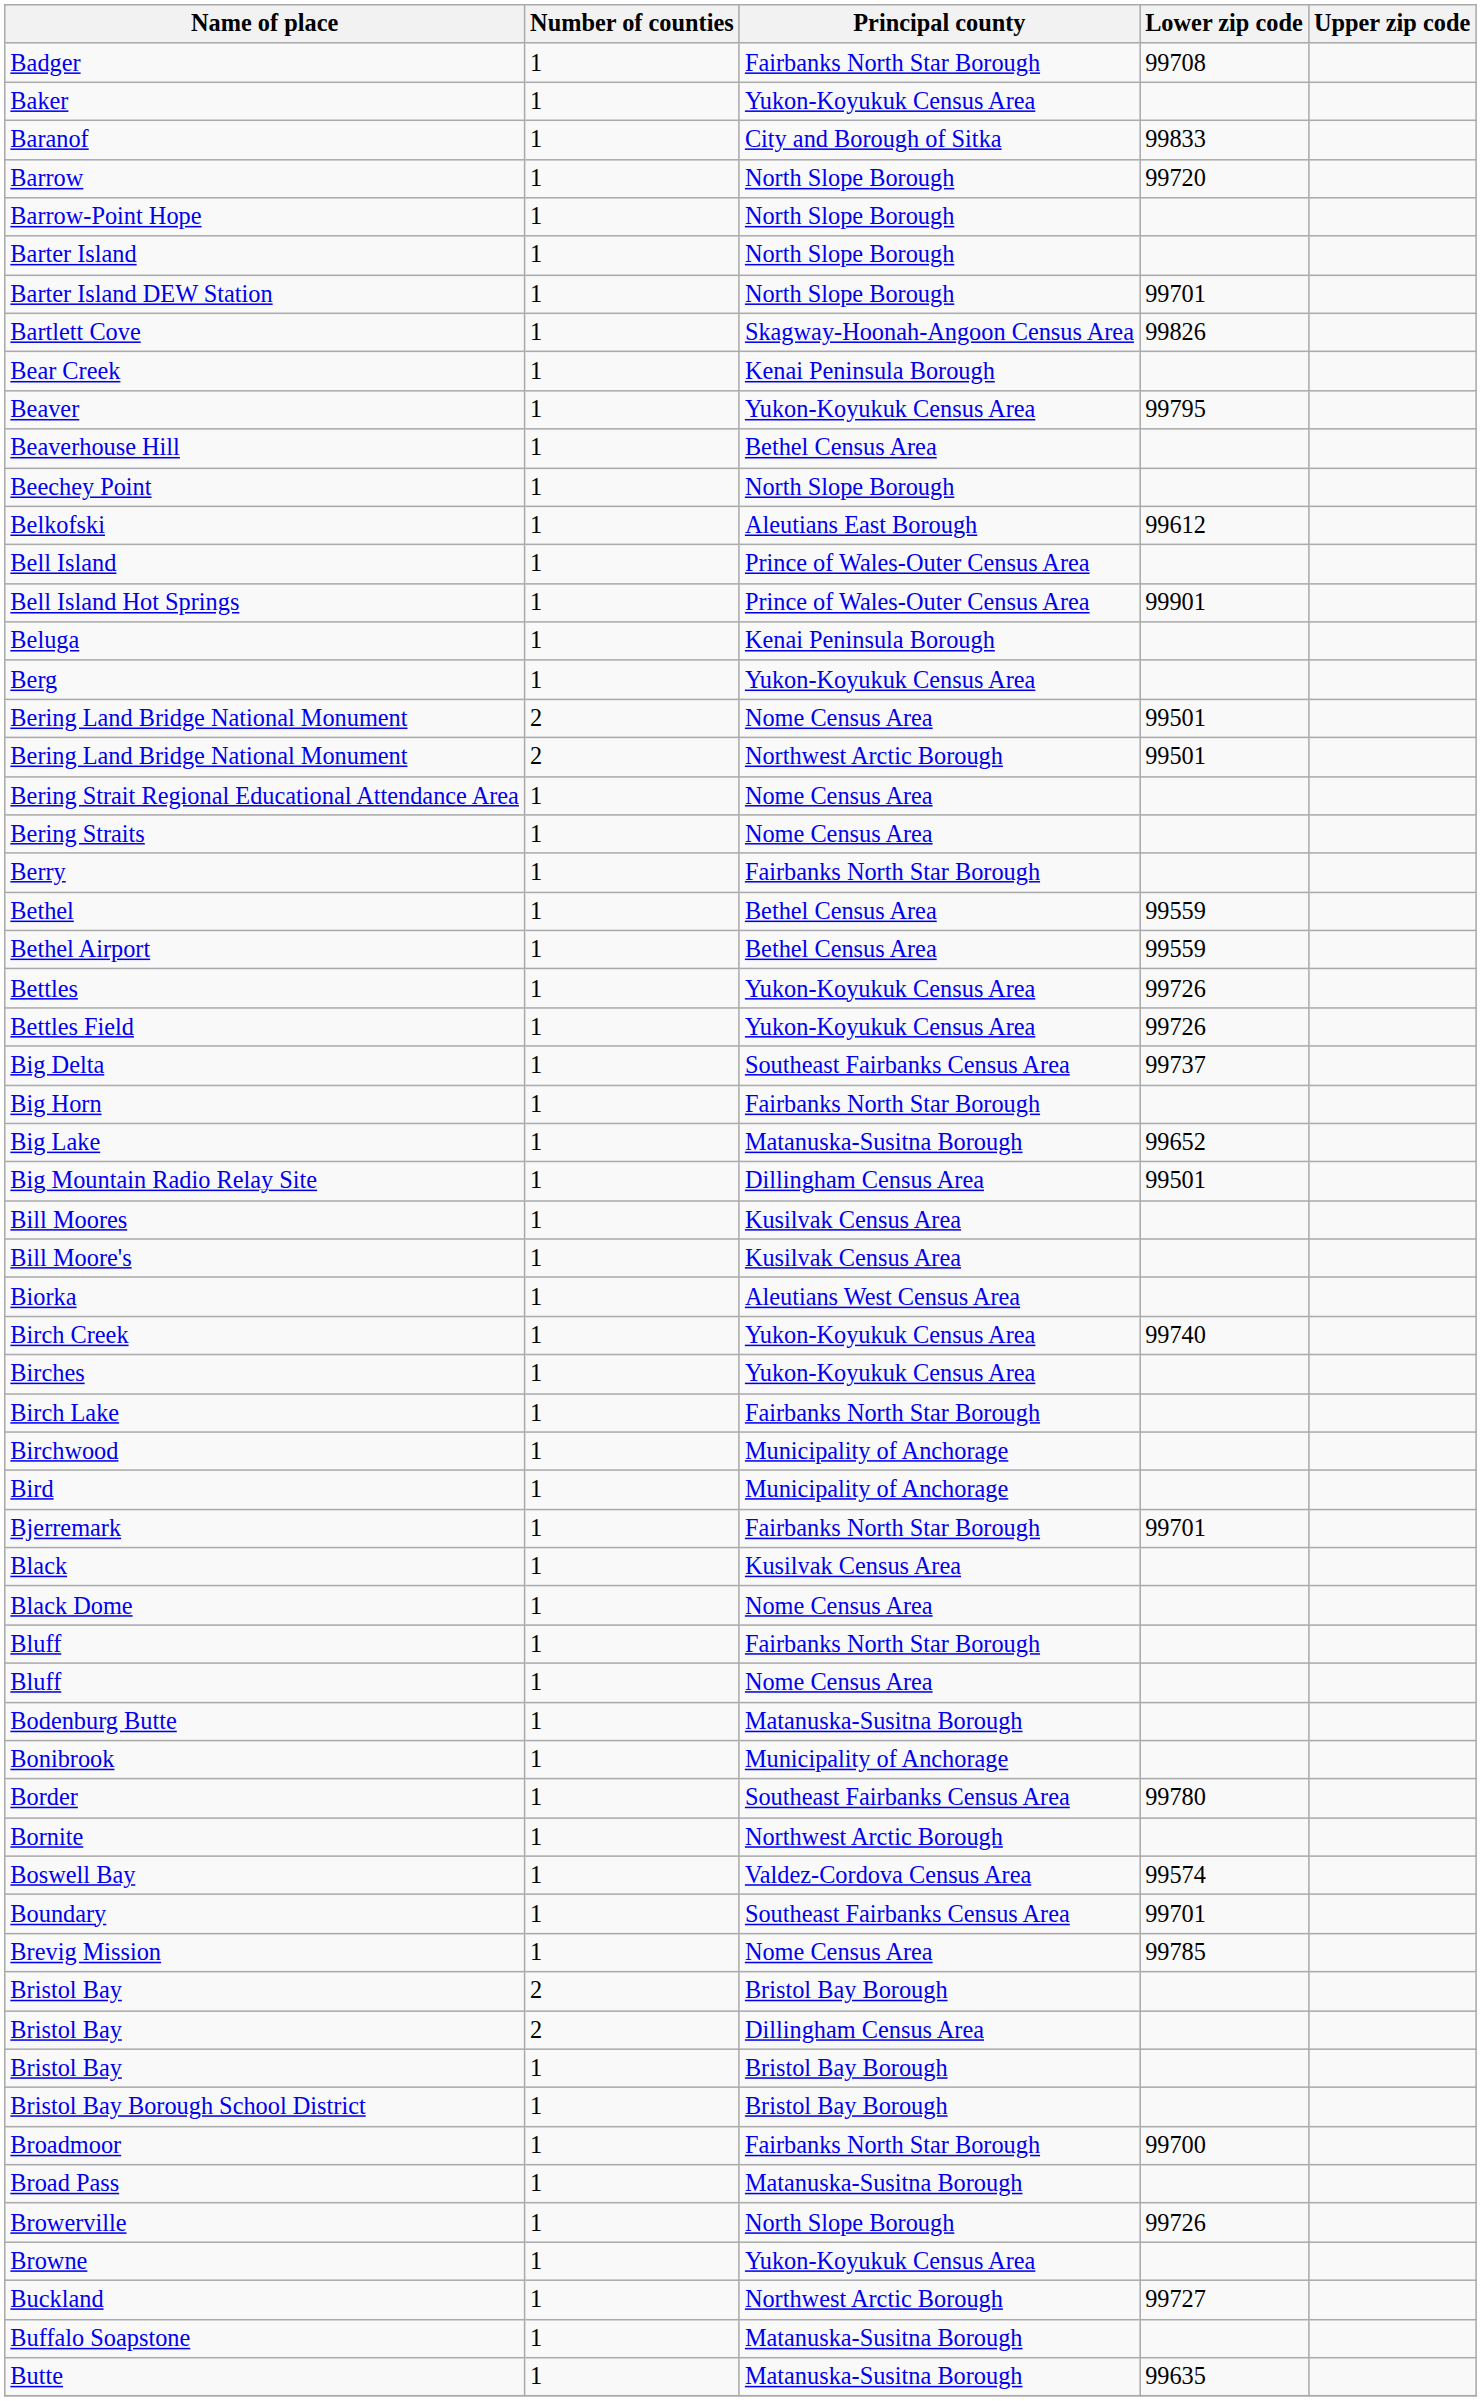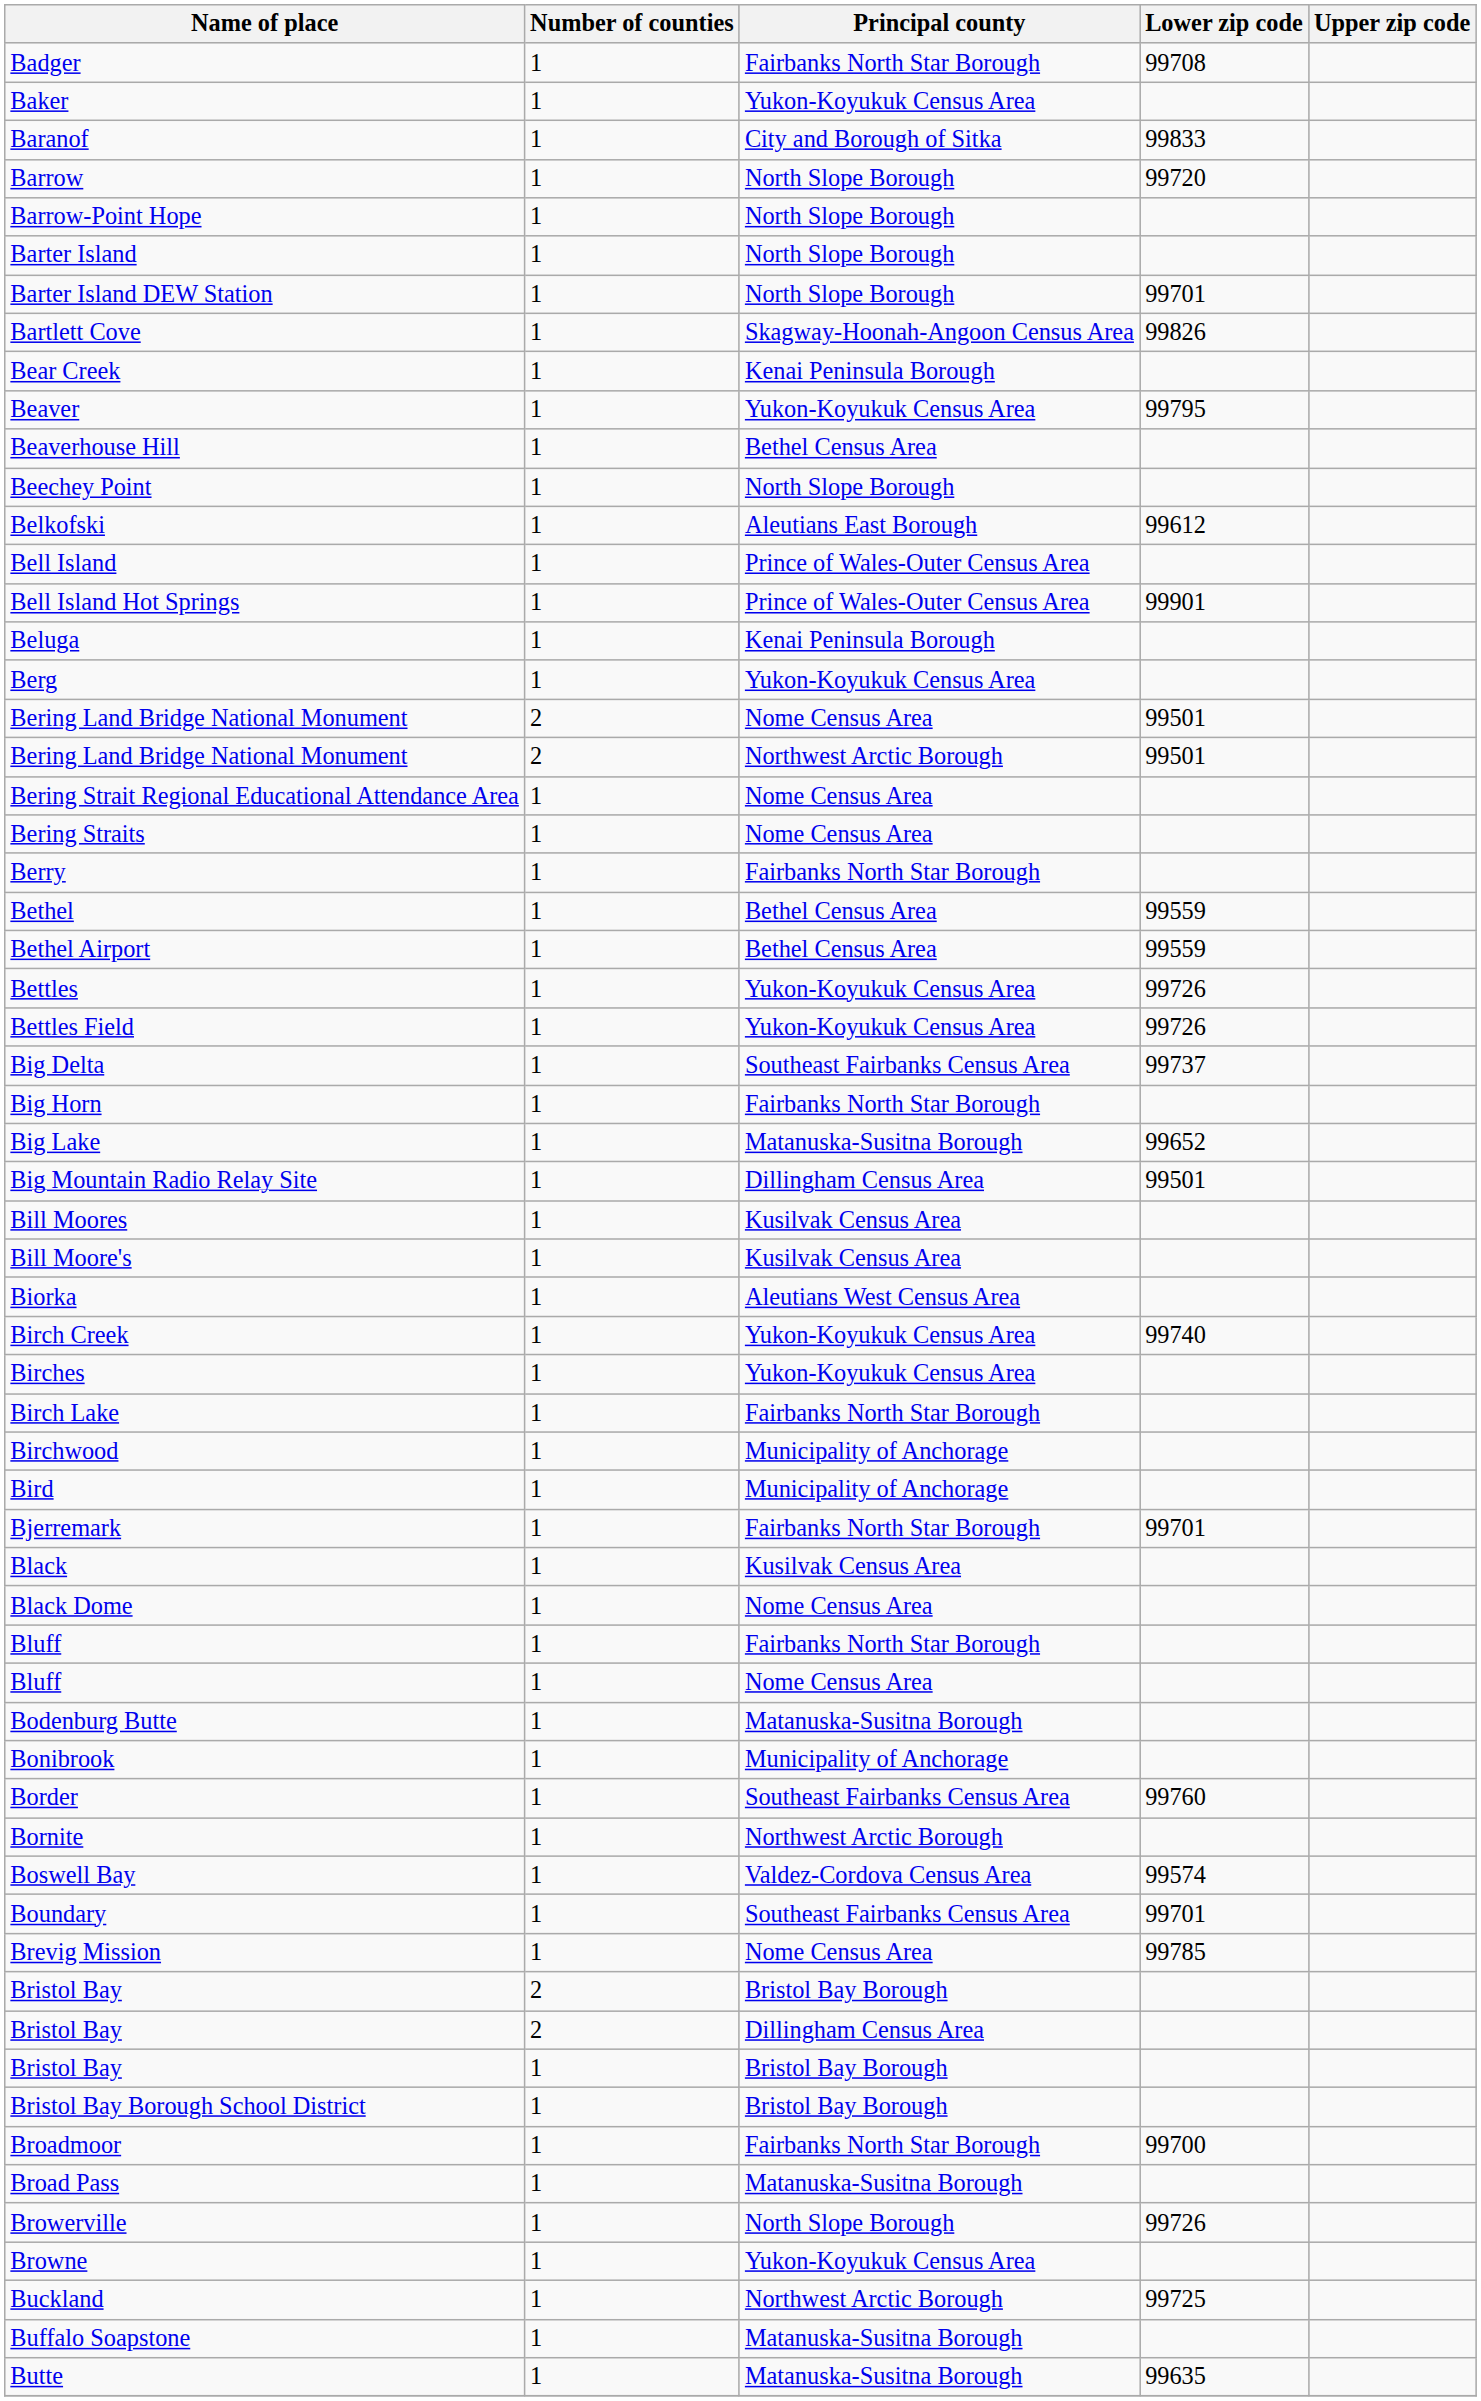(1176, 1798) 99780 -> (1176, 1798) 99760
(1176, 2299) 99727 -> (1176, 2299) 99725
